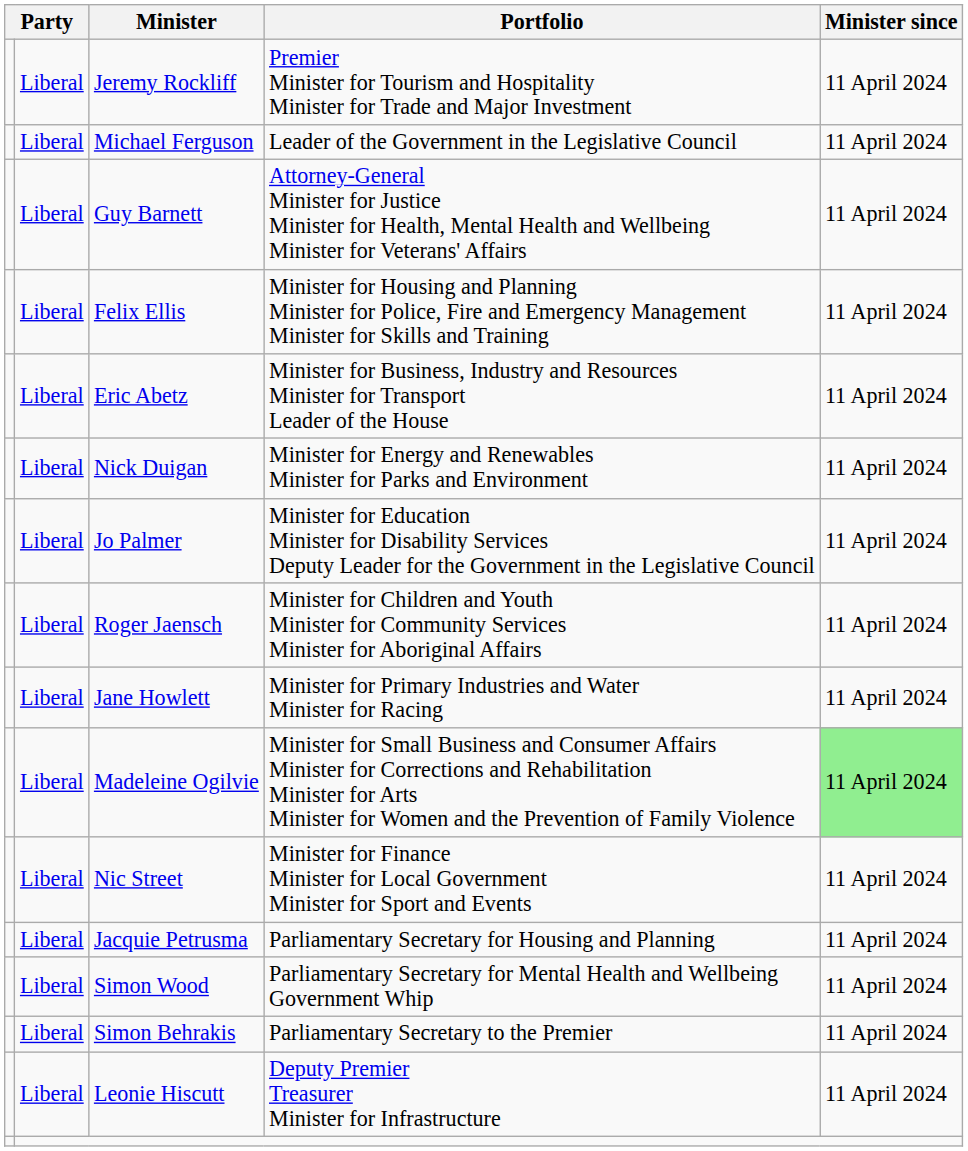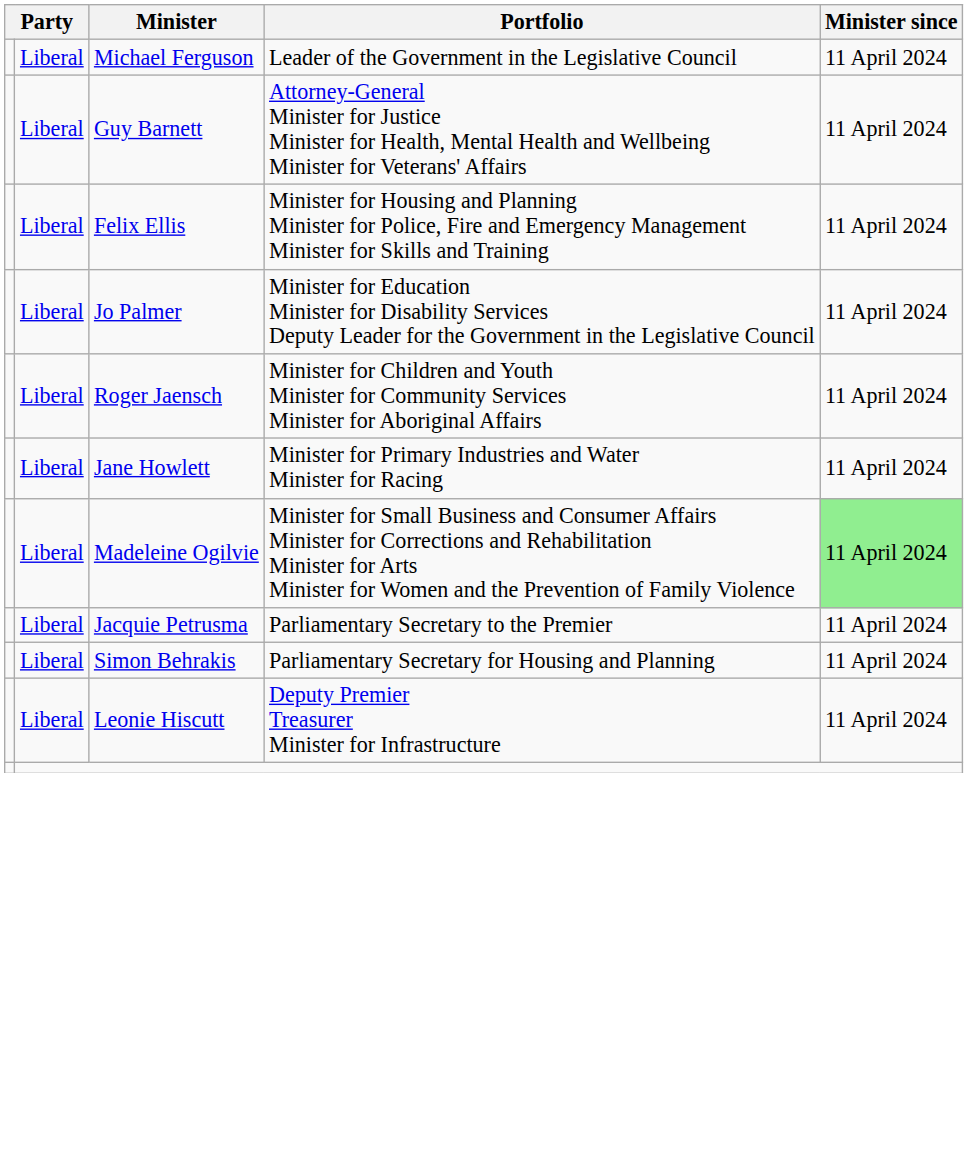- row: (165, 81)
- row: (141, 395)
- row: (151, 468)
- row: (138, 879)
(492, 939) Parliamentary Secretary for Housing and Planning -> (441, 625) Parliamentary Secretary to the Premier
- row: (151, 986)
(441, 1033) Parliamentary Secretary to the Premier -> (492, 660) Parliamentary Secretary for Housing and Planning
